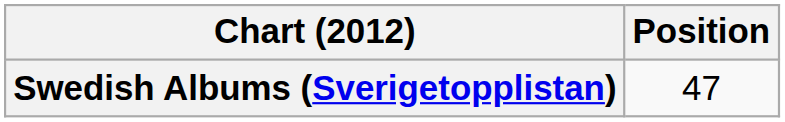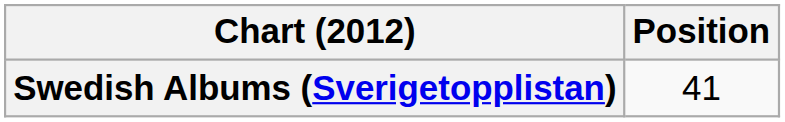(701, 87) 47 -> (701, 87) 41
